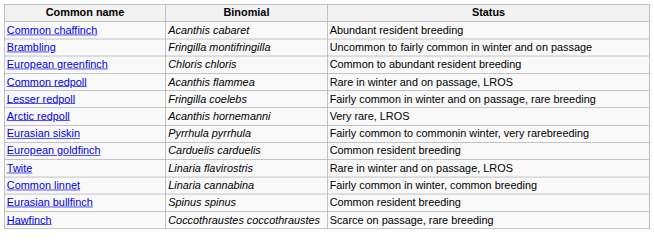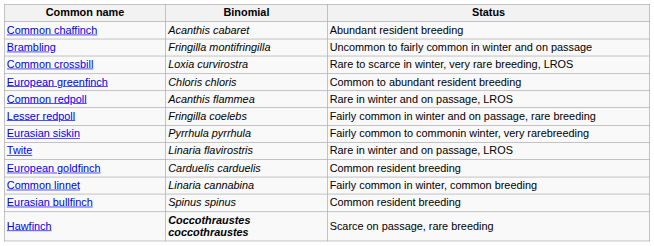+ row: (50, 64)
- row: (38, 116)
rows swapped: (54, 151) <-> (20, 168)
(244, 220) normal -> (209, 226) bold
